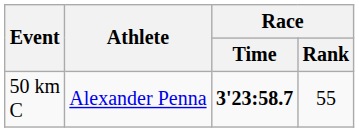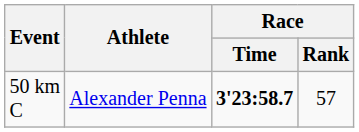(326, 99) 55 -> (326, 99) 57
